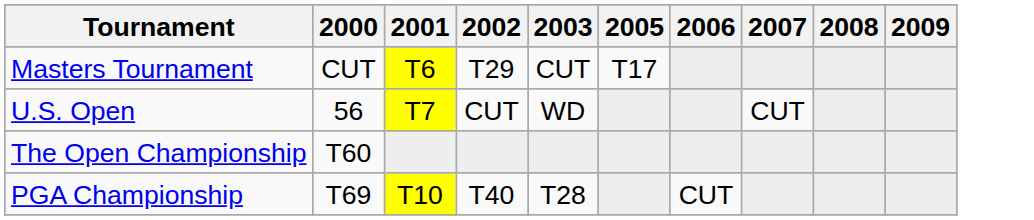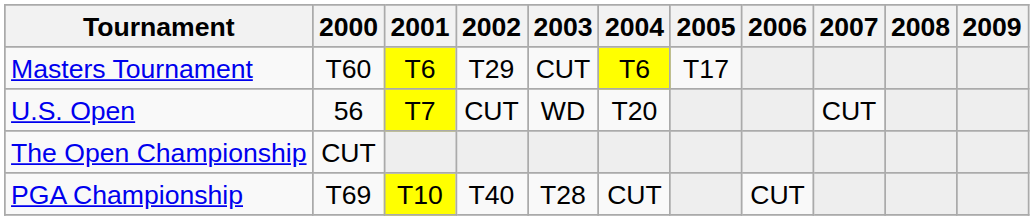+ column: (635, 26)
(348, 68) CUT -> (348, 68) T60
(348, 152) T60 -> (348, 152) CUT
